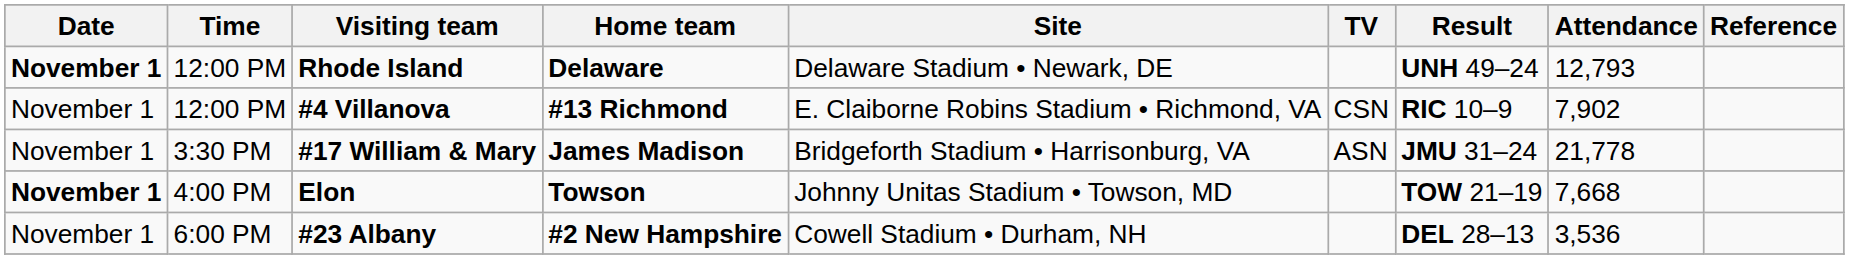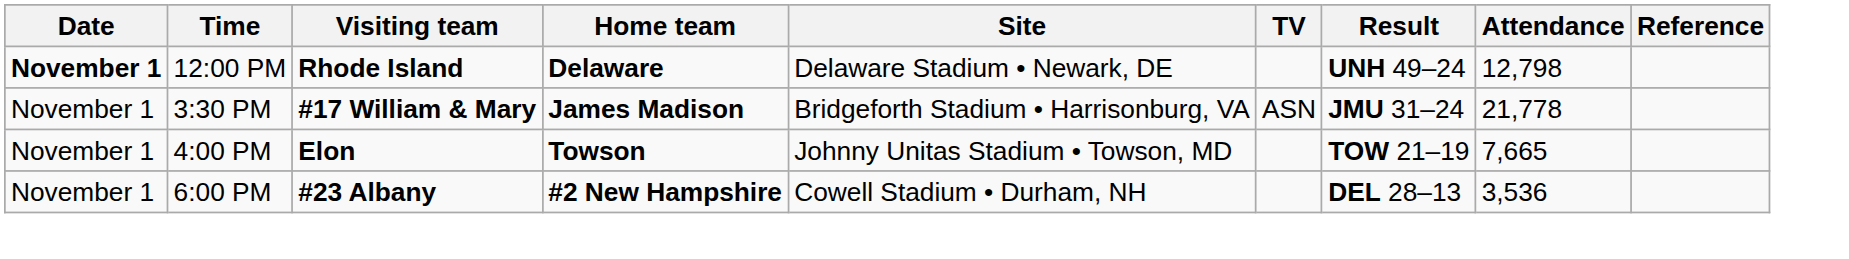(1595, 67) 12,793 -> (1522, 67) 12,798
- row: (374, 109)
(86, 192) bold -> (83, 151) normal
(1588, 192) 7,668 -> (1515, 151) 7,665
